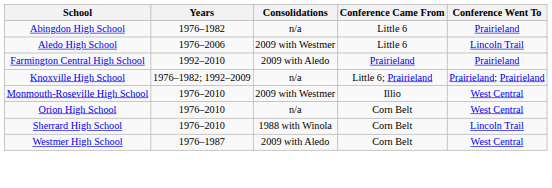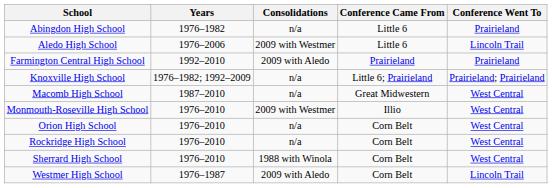+ row: (78, 93)
+ row: (78, 142)
(497, 126) Lincoln Trail -> (497, 158) West Central
(497, 142) West Central -> (497, 175) Lincoln Trail
